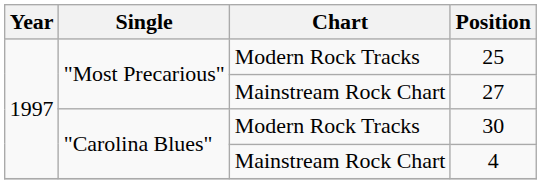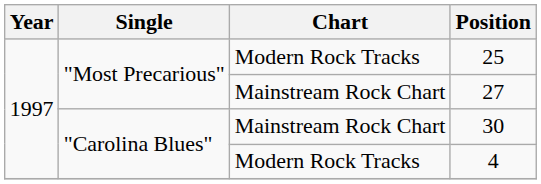(327, 126) Modern Rock Tracks -> (340, 126) Mainstream Rock Chart
(340, 160) Mainstream Rock Chart -> (327, 160) Modern Rock Tracks
